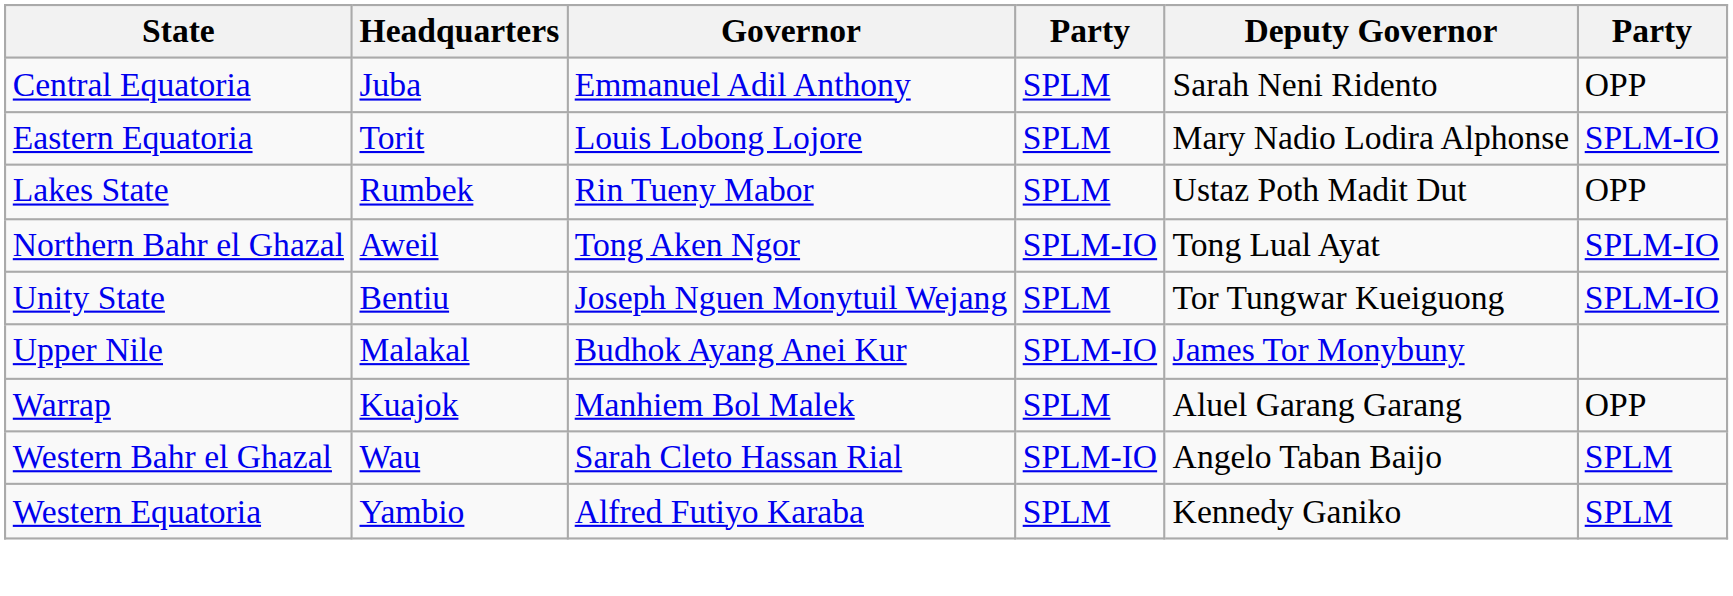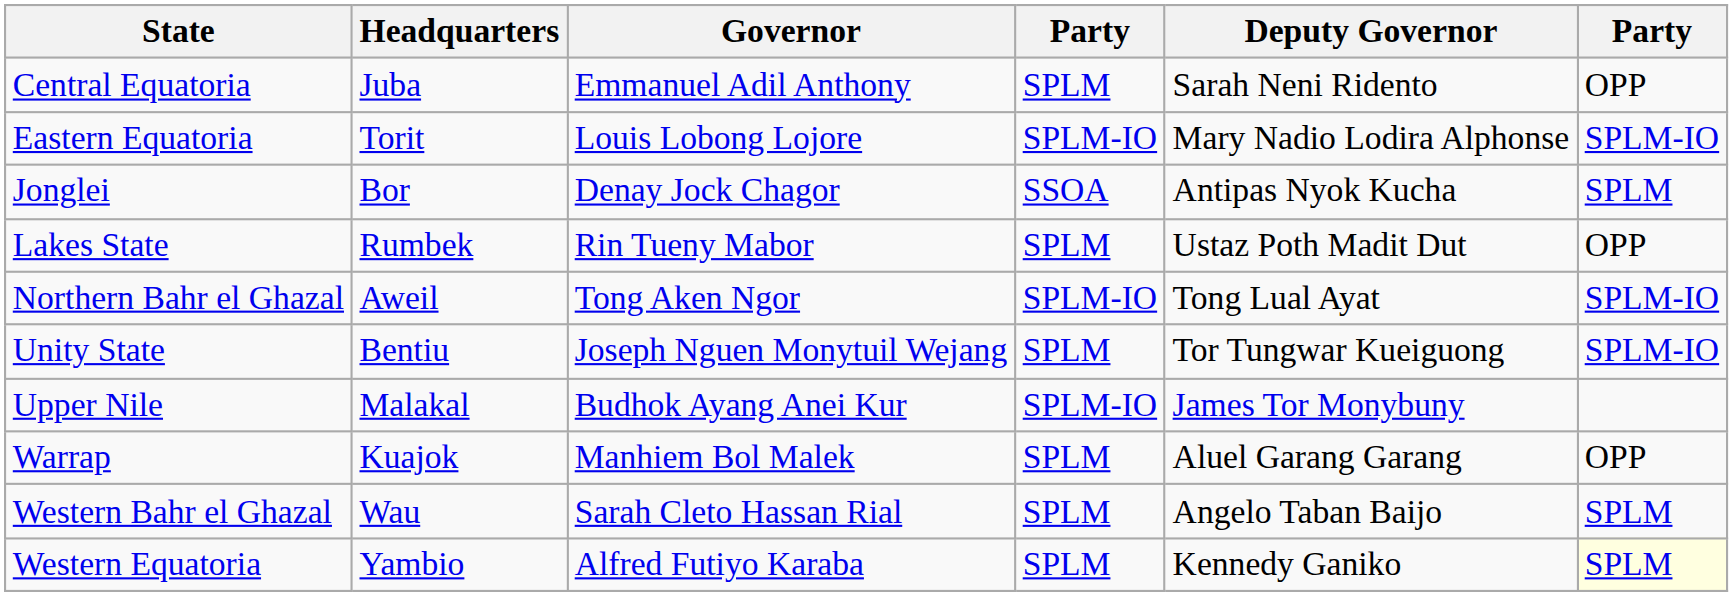(1067, 137) SPLM -> (1090, 137) SPLM-IO
+ row: (61, 191)
(1090, 457) SPLM-IO -> (1067, 510) SPLM
(1629, 510) no background -> (1629, 564) lightyellow background
